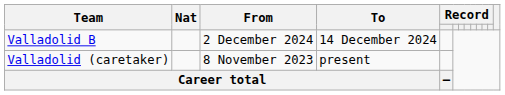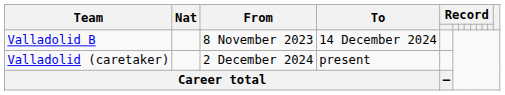(258, 40) 2 December 2024 -> (258, 40) 8 November 2023
(258, 60) 8 November 2023 -> (258, 60) 2 December 2024
